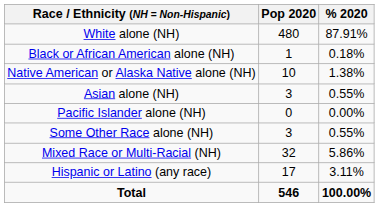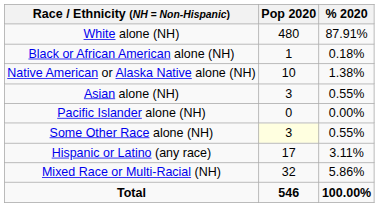(289, 133) no background -> (289, 133) lightyellow background
rows swapped: (131, 152) <-> (131, 172)
